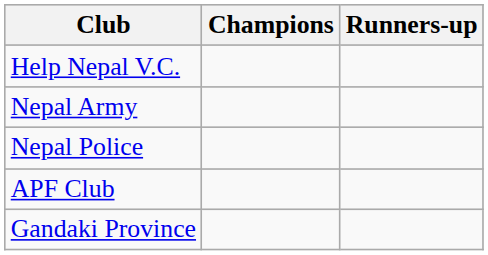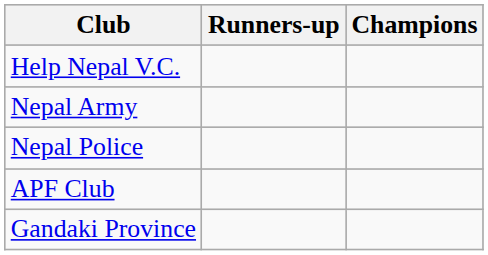columns swapped: (271, 24) <-> (412, 24)
